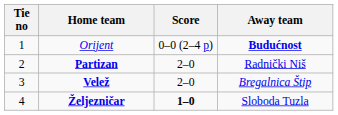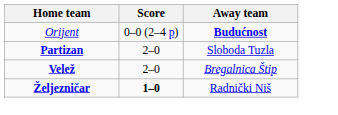- column: (22, 20)
(275, 63) Radnički Niš -> (240, 50) Sloboda Tuzla
(275, 100) Sloboda Tuzla -> (240, 87) Radnički Niš
